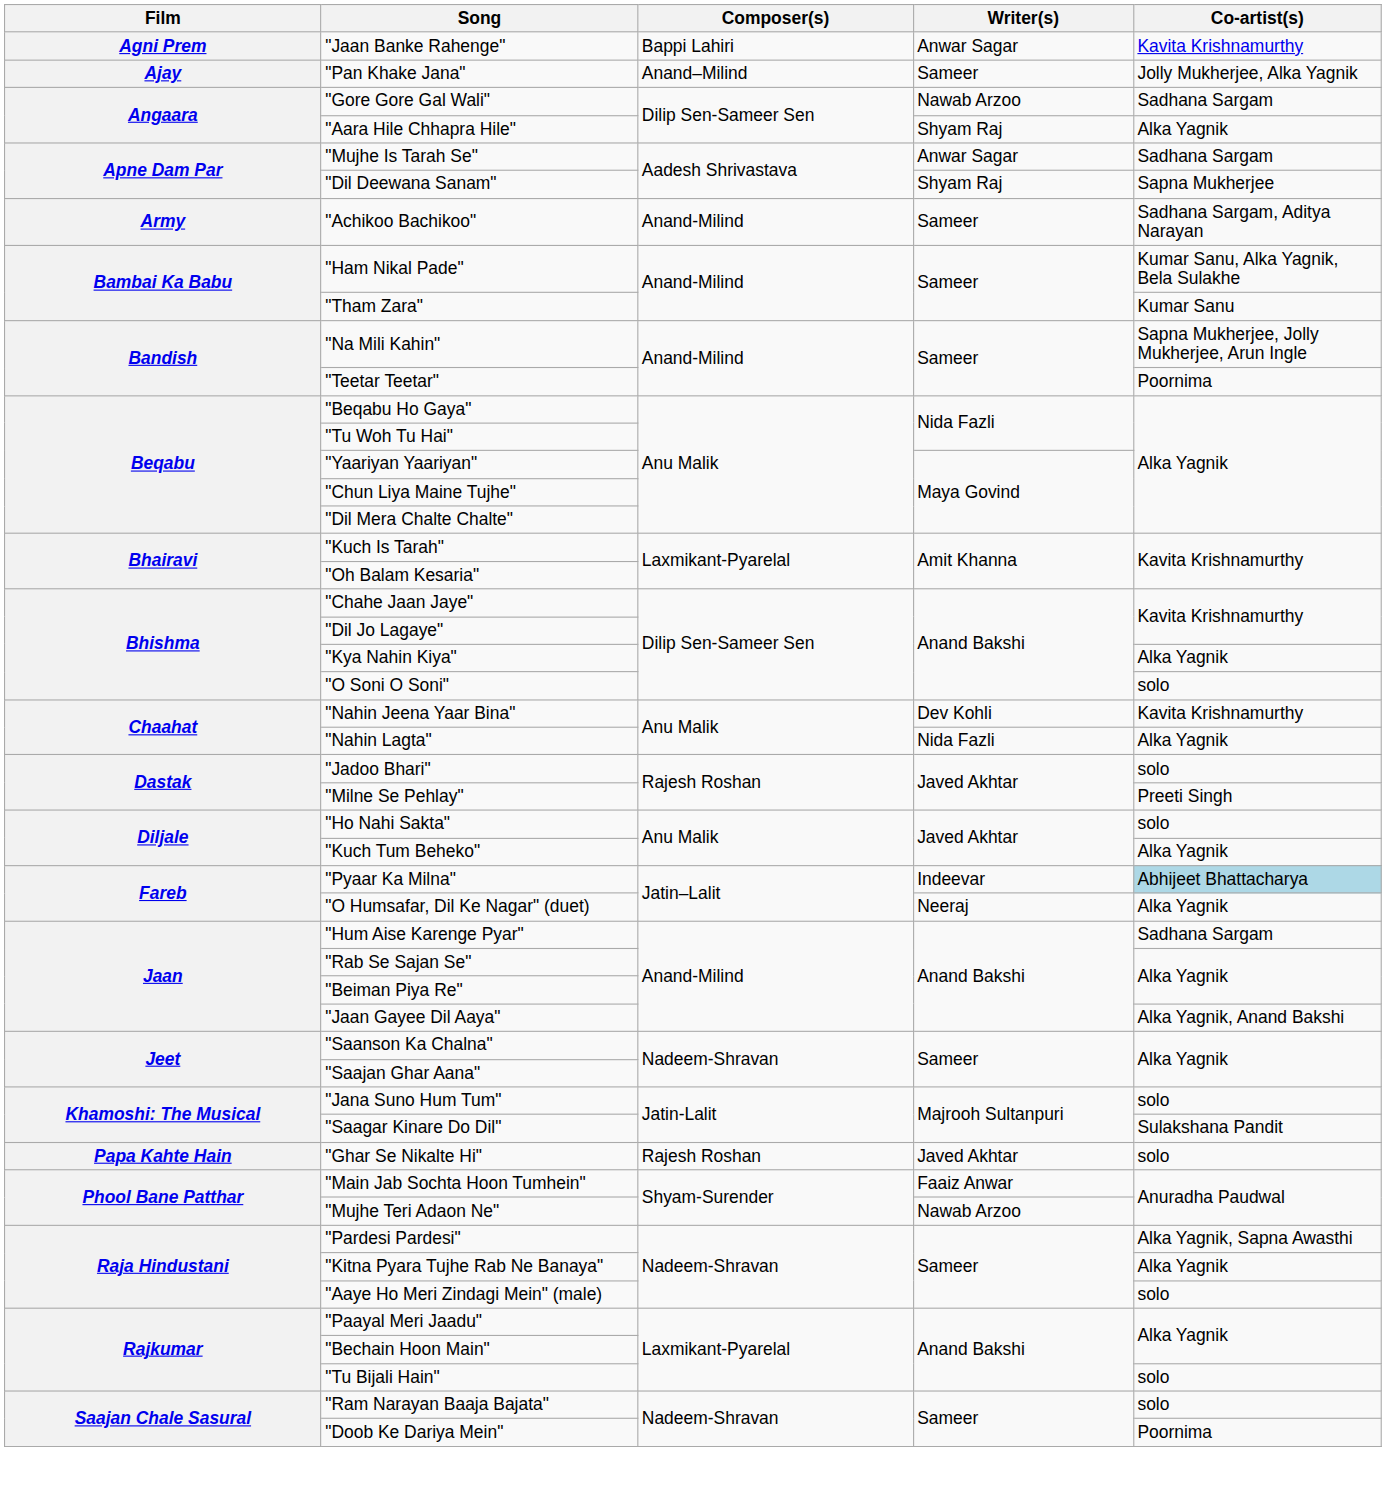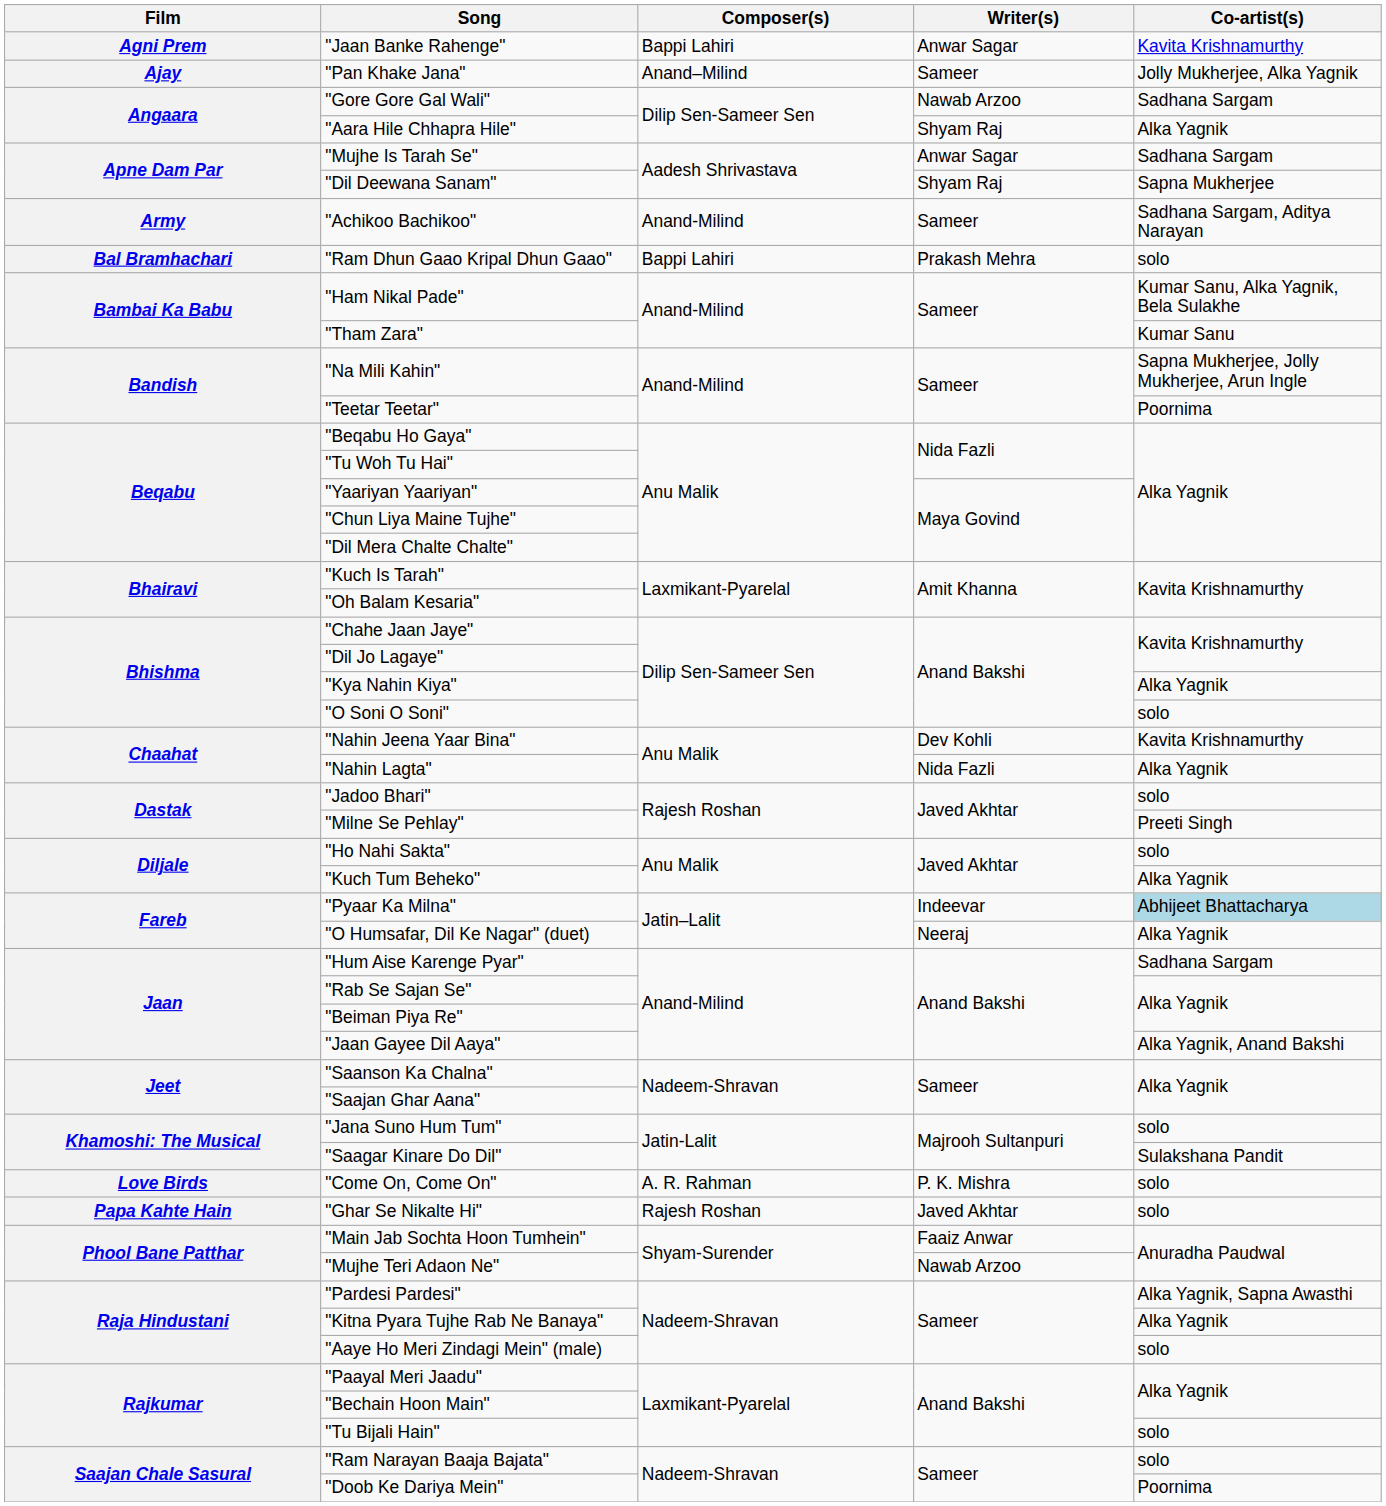+ row: (469, 259)
+ row: (411, 1183)
